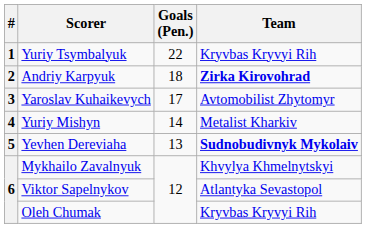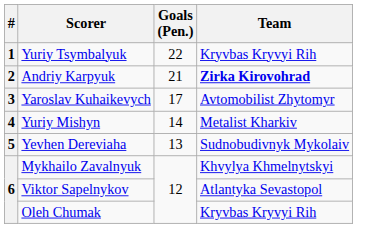(175, 76) 18 -> (175, 76) 21
(279, 144) bold -> (275, 144) normal
